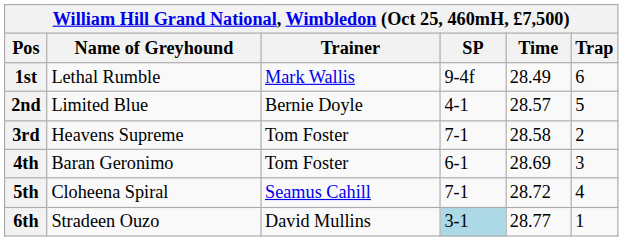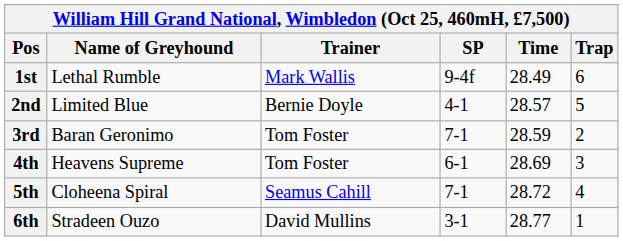(117, 134) Heavens Supreme -> (112, 134) Baran Geronimo
(530, 134) 28.58 -> (530, 134) 28.59
(112, 163) Baran Geronimo -> (117, 163) Heavens Supreme
(457, 221) lightblue background -> (457, 221) no background
